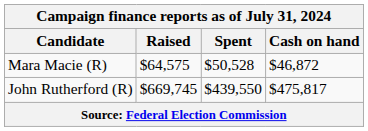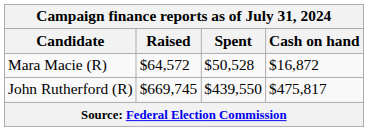(165, 65) $64,575 -> (165, 65) $64,572
(294, 65) $46,872 -> (294, 65) $16,872
